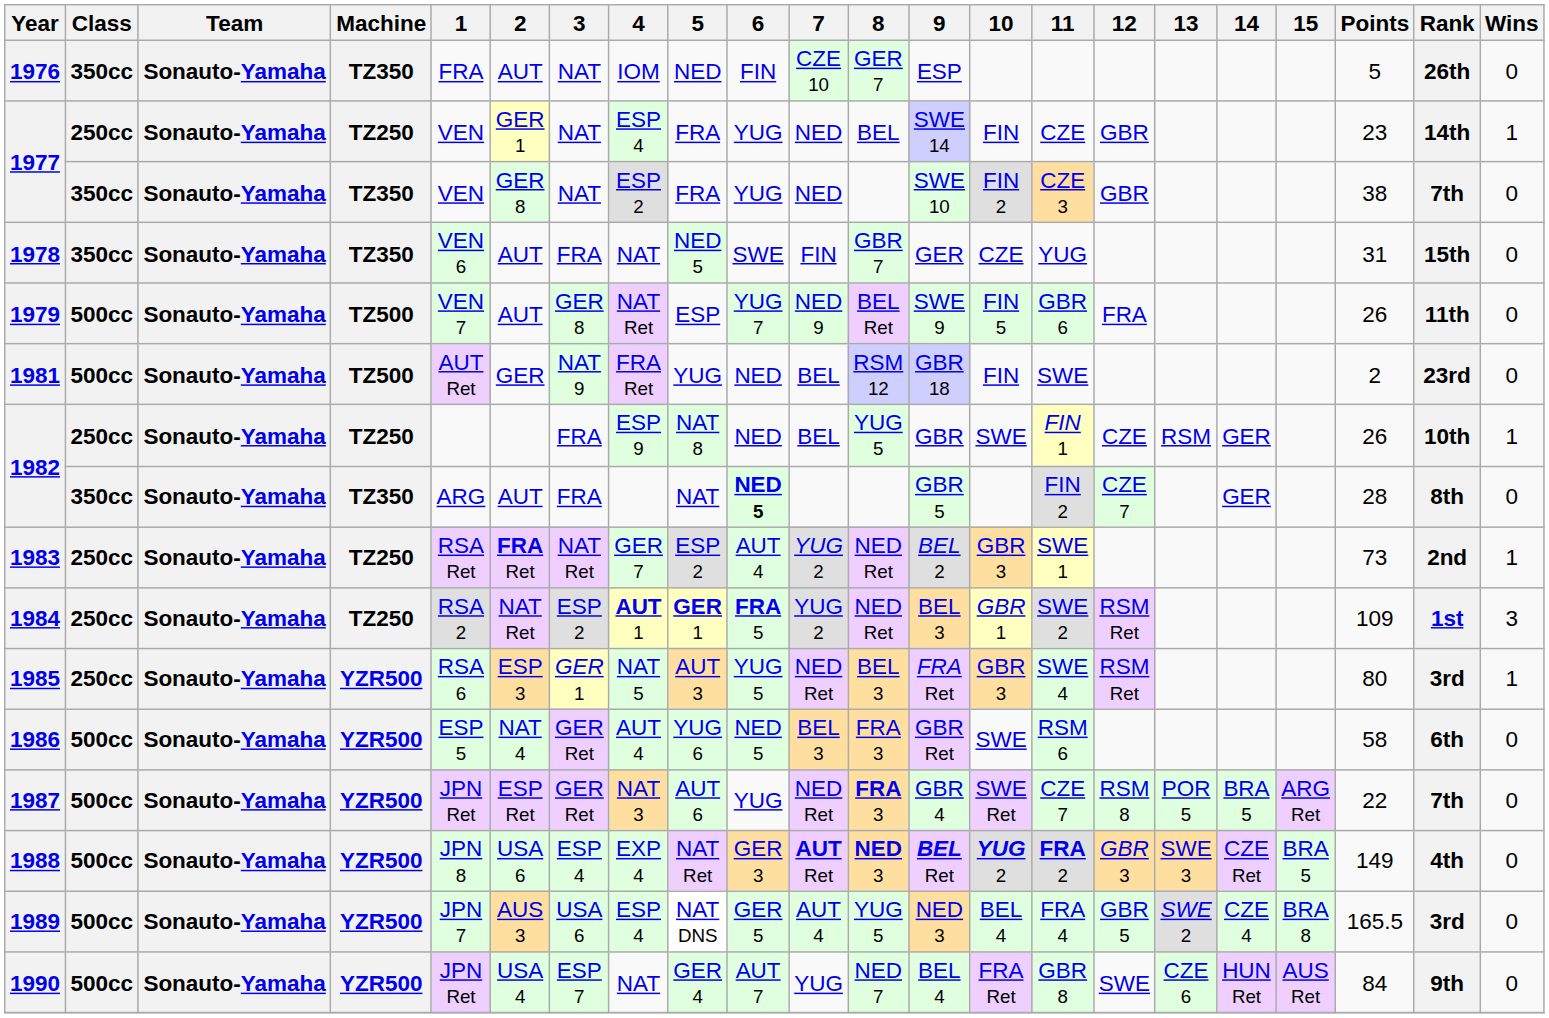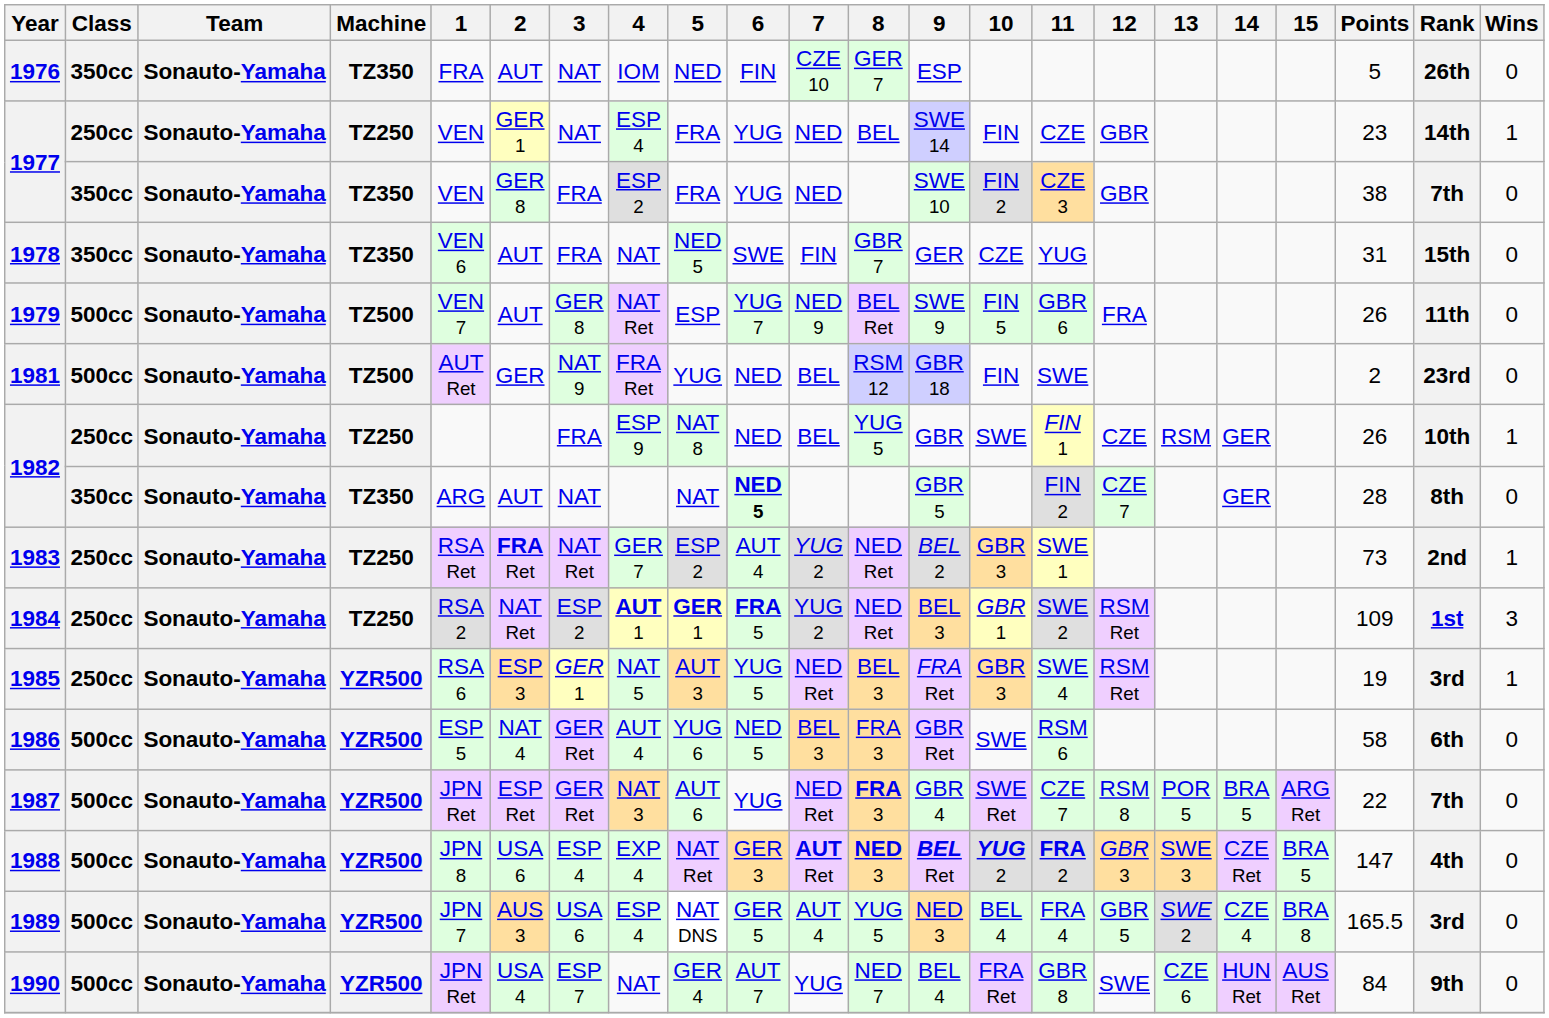(579, 192) NAT -> (579, 192) FRA
(579, 496) FRA -> (579, 496) NAT
(1375, 679) 80 -> (1375, 679) 19
(1375, 861) 149 -> (1375, 861) 147
